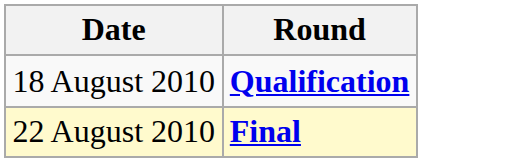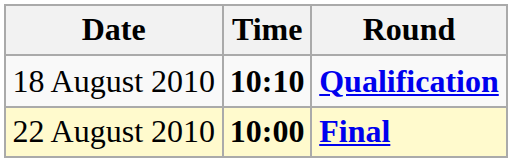+ column: (267, 29)
